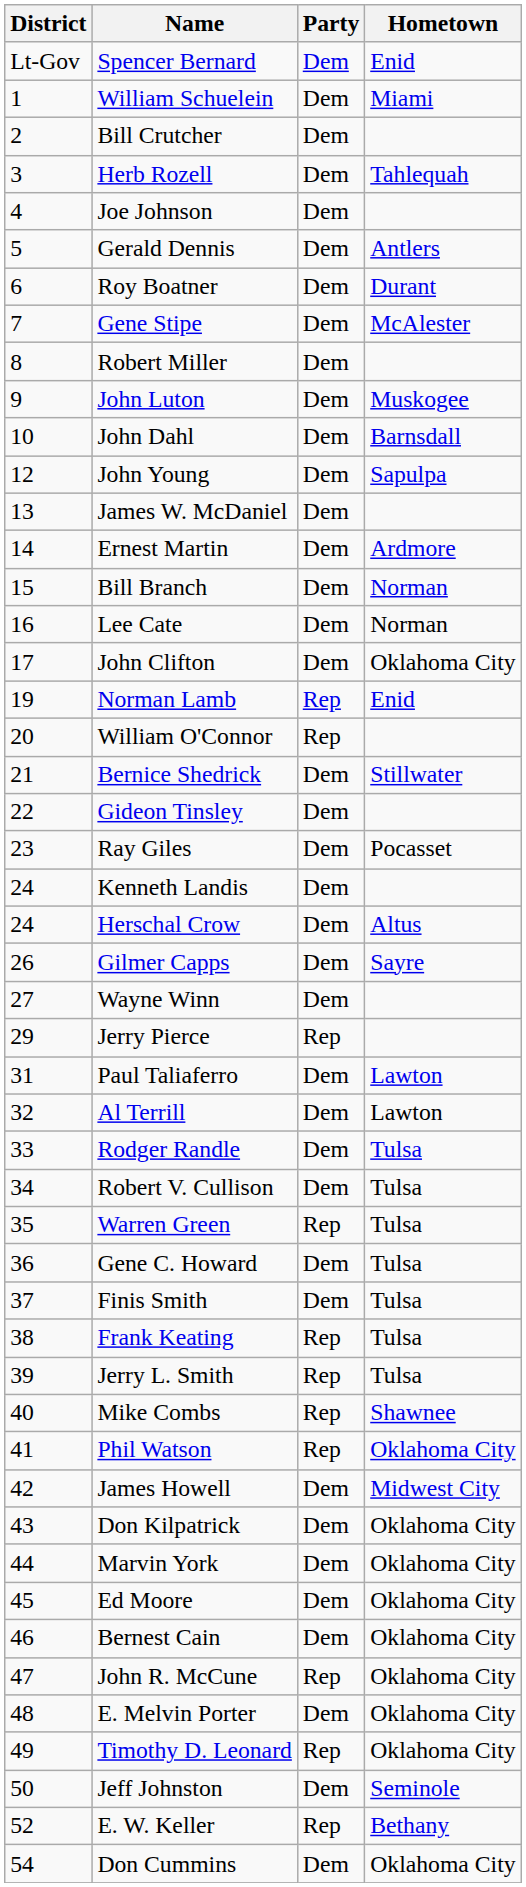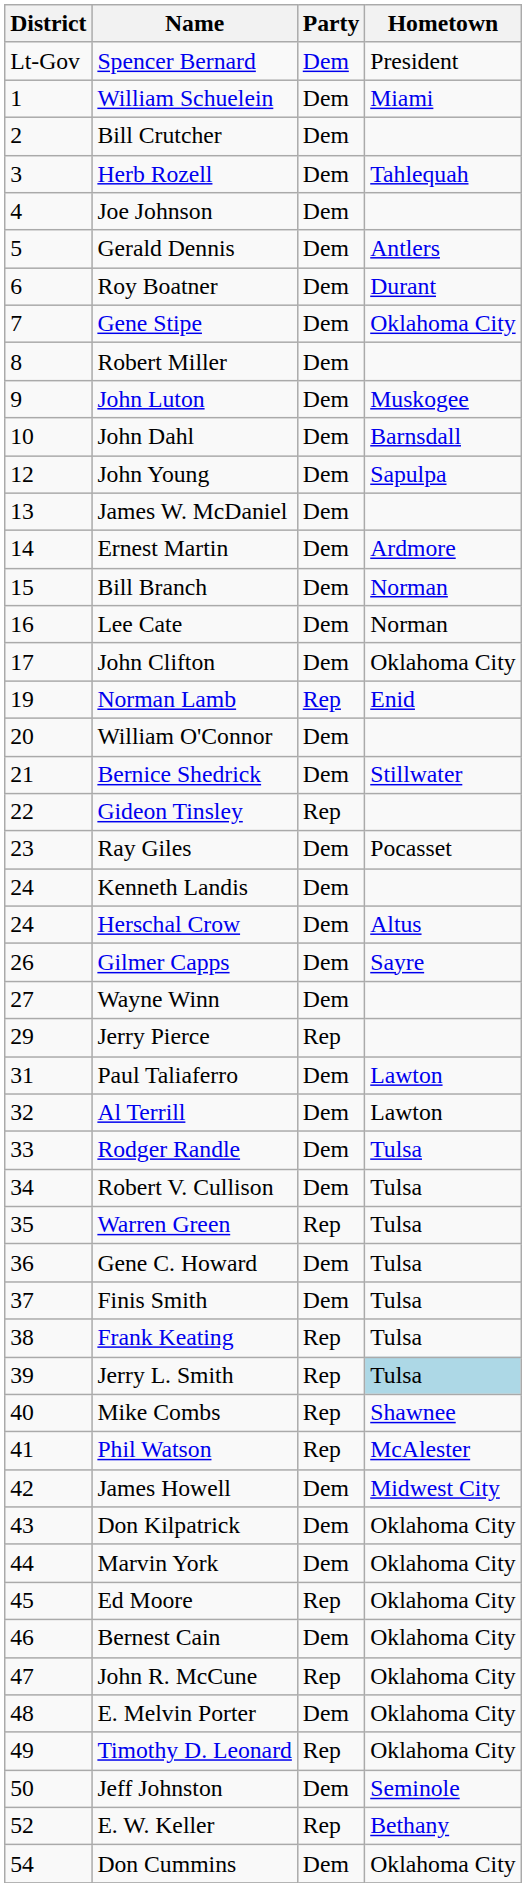(393, 60) Enid -> (414, 60) President
(420, 323) McAlester -> (443, 323) Oklahoma City
(322, 736) Rep -> (326, 736) Dem
(326, 811) Dem -> (322, 811) Rep
(396, 1375) no background -> (396, 1375) lightblue background
(443, 1450) Oklahoma City -> (420, 1450) McAlester
(326, 1600) Dem -> (322, 1600) Rep
